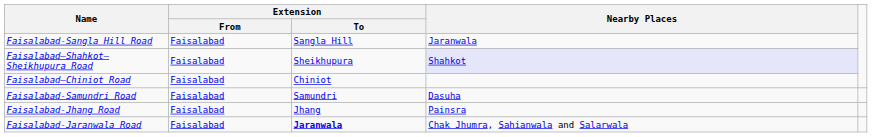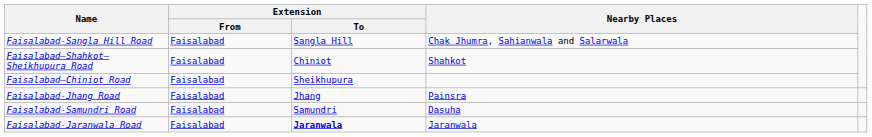(453, 41) Jaranwala -> (528, 41) Chak Jhumra, Sahianwala and Salarwala
(323, 61) Sheikhupura -> (313, 61) Chiniot
(447, 61) lavender background -> (447, 61) no background
(313, 80) Chiniot -> (323, 80) Sheikhupura
rows swapped: (63, 110) <-> (71, 95)
(528, 124) Chak Jhumra, Sahianwala and Salarwala -> (453, 124) Jaranwala
